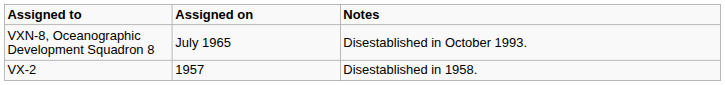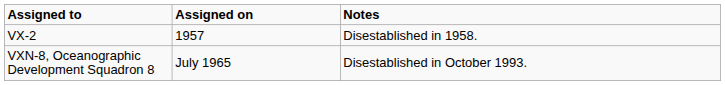rows swapped: (22, 70) <-> (81, 42)
